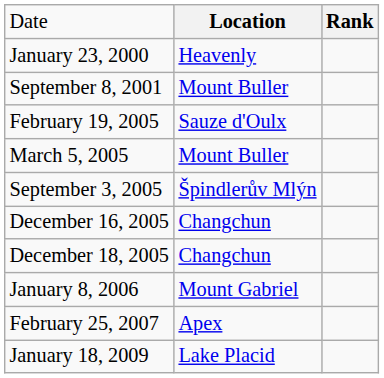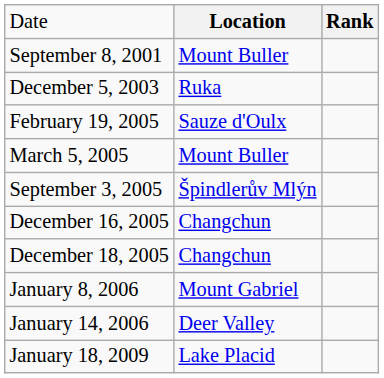- row: (79, 55)
+ row: (84, 88)
+ row: (79, 323)
- row: (84, 323)
